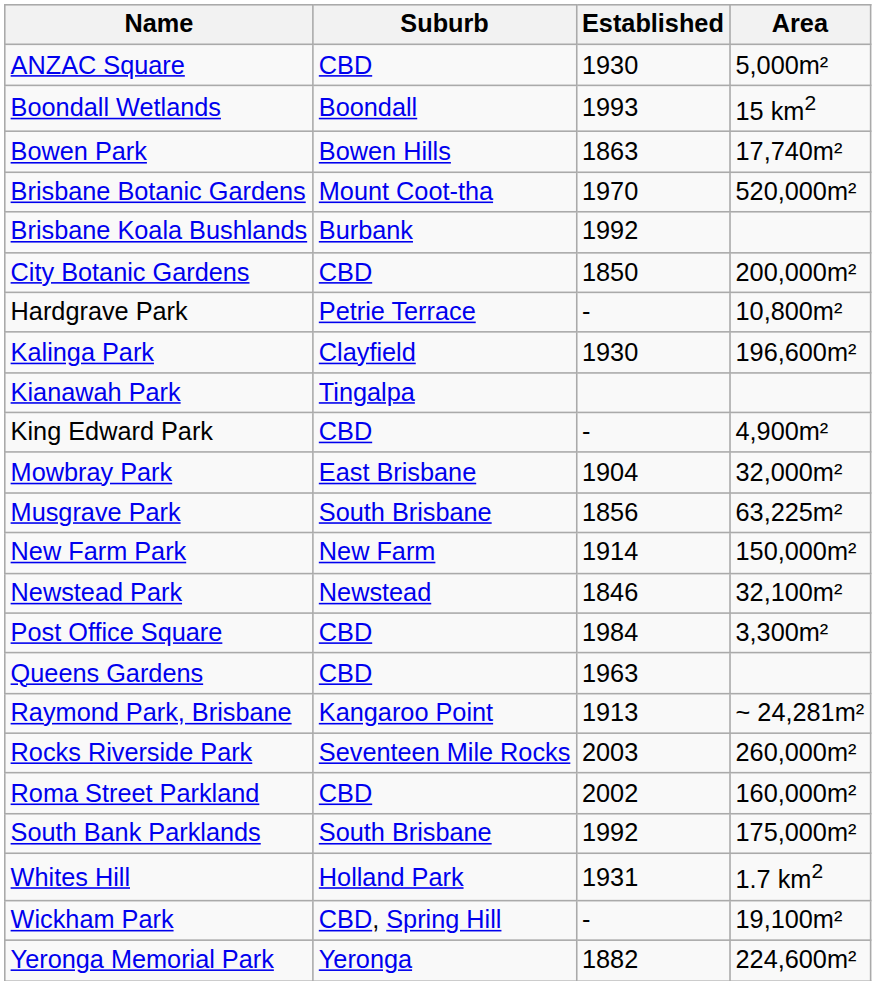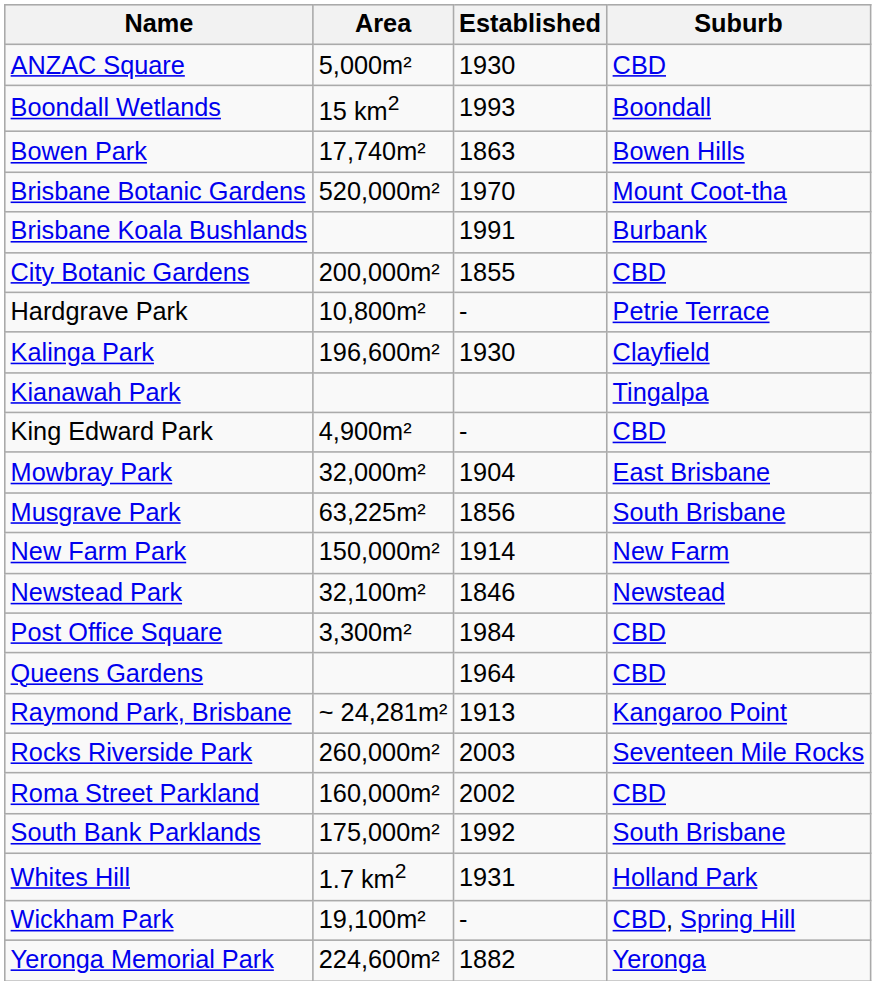columns swapped: (445, 24) <-> (800, 24)
(610, 231) 1992 -> (487, 231) 1991
(610, 271) 1850 -> (487, 271) 1855
(610, 672) 1963 -> (487, 672) 1964
